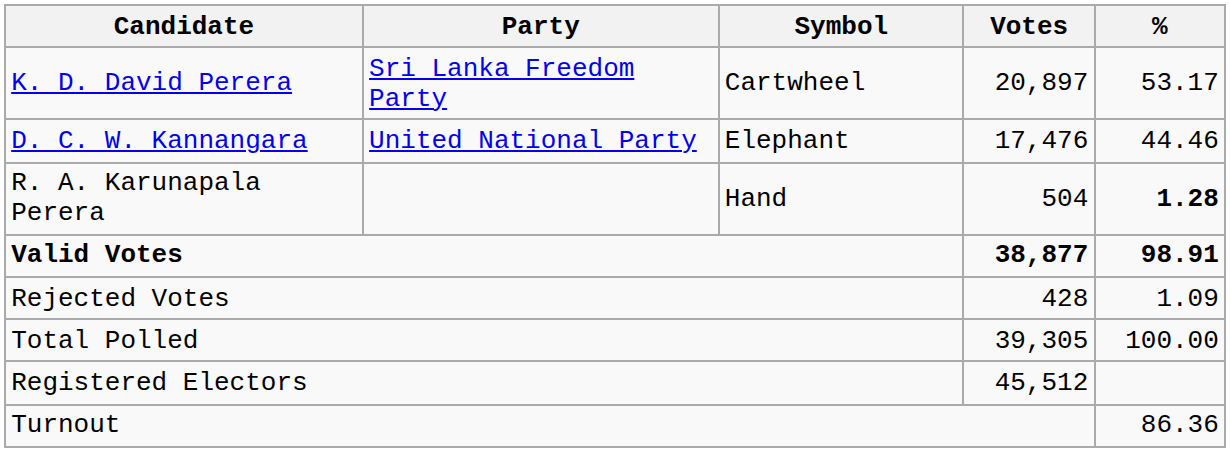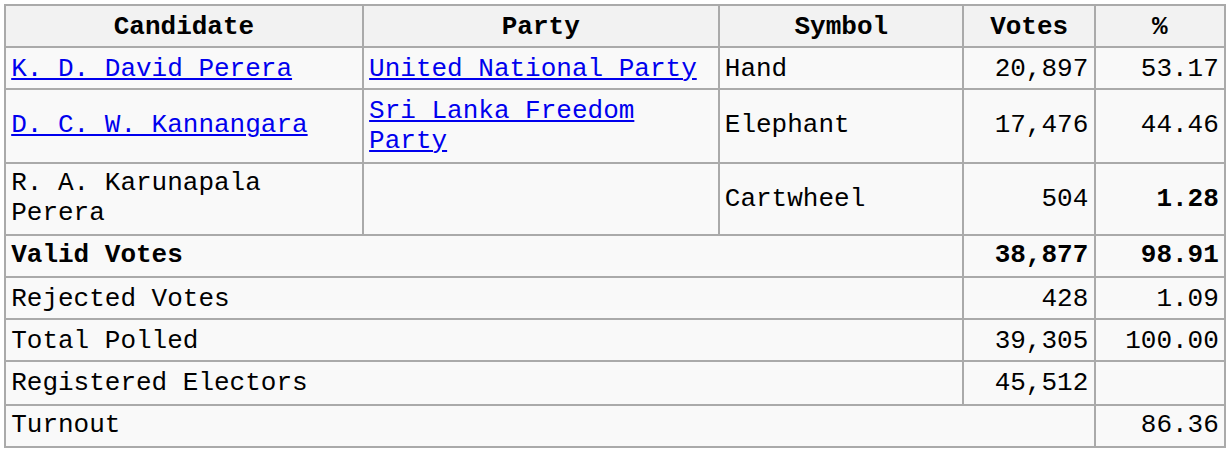(502, 84) Sri Lanka Freedom Party -> (533, 69) United National Party
(795, 84) Cartwheel -> (756, 69) Hand
(533, 141) United National Party -> (502, 126) Sri Lanka Freedom Party
(756, 198) Hand -> (795, 198) Cartwheel
